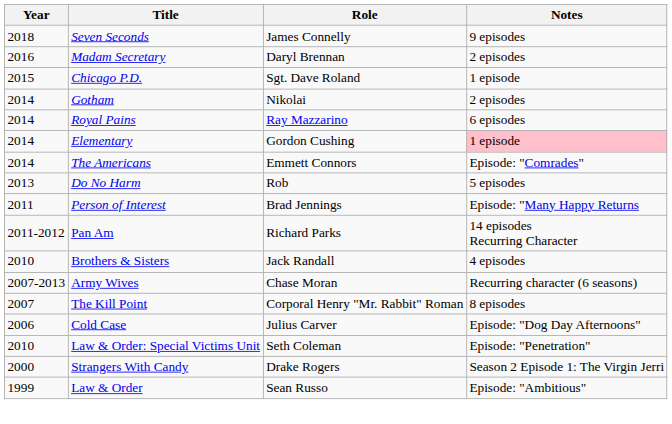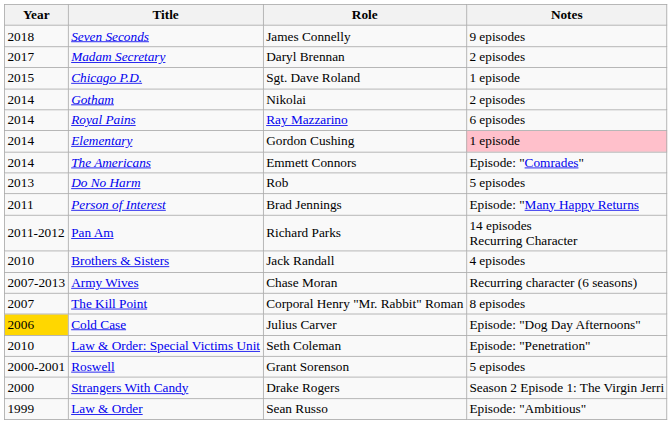(21, 57) 2016 -> (21, 57) 2017
(21, 324) no background -> (21, 324) gold background
+ row: (93, 366)
